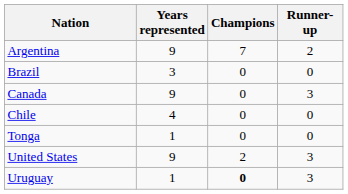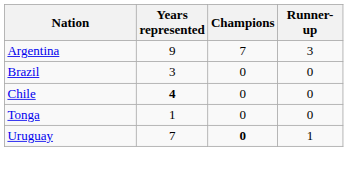(310, 50) 2 -> (310, 50) 3
- row: (27, 93)
(172, 114) normal -> (172, 93) bold
- row: (42, 156)
(172, 177) 1 -> (172, 135) 7
(310, 177) 3 -> (310, 135) 1
